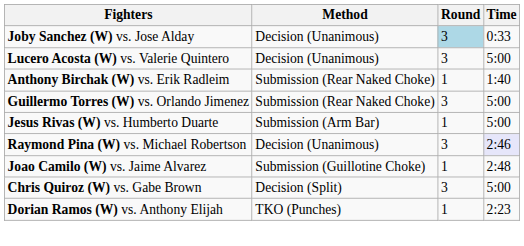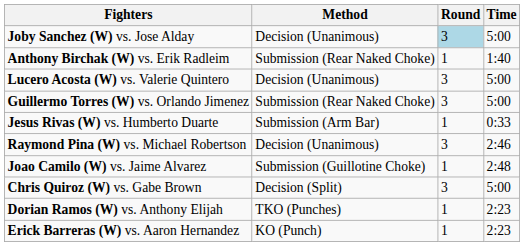(499, 36) 0:33 -> (499, 36) 5:00
rows swapped: (119, 79) <-> (118, 58)
(499, 123) 5:00 -> (499, 123) 0:33
(499, 144) lavender background -> (499, 144) no background
+ row: (123, 230)
